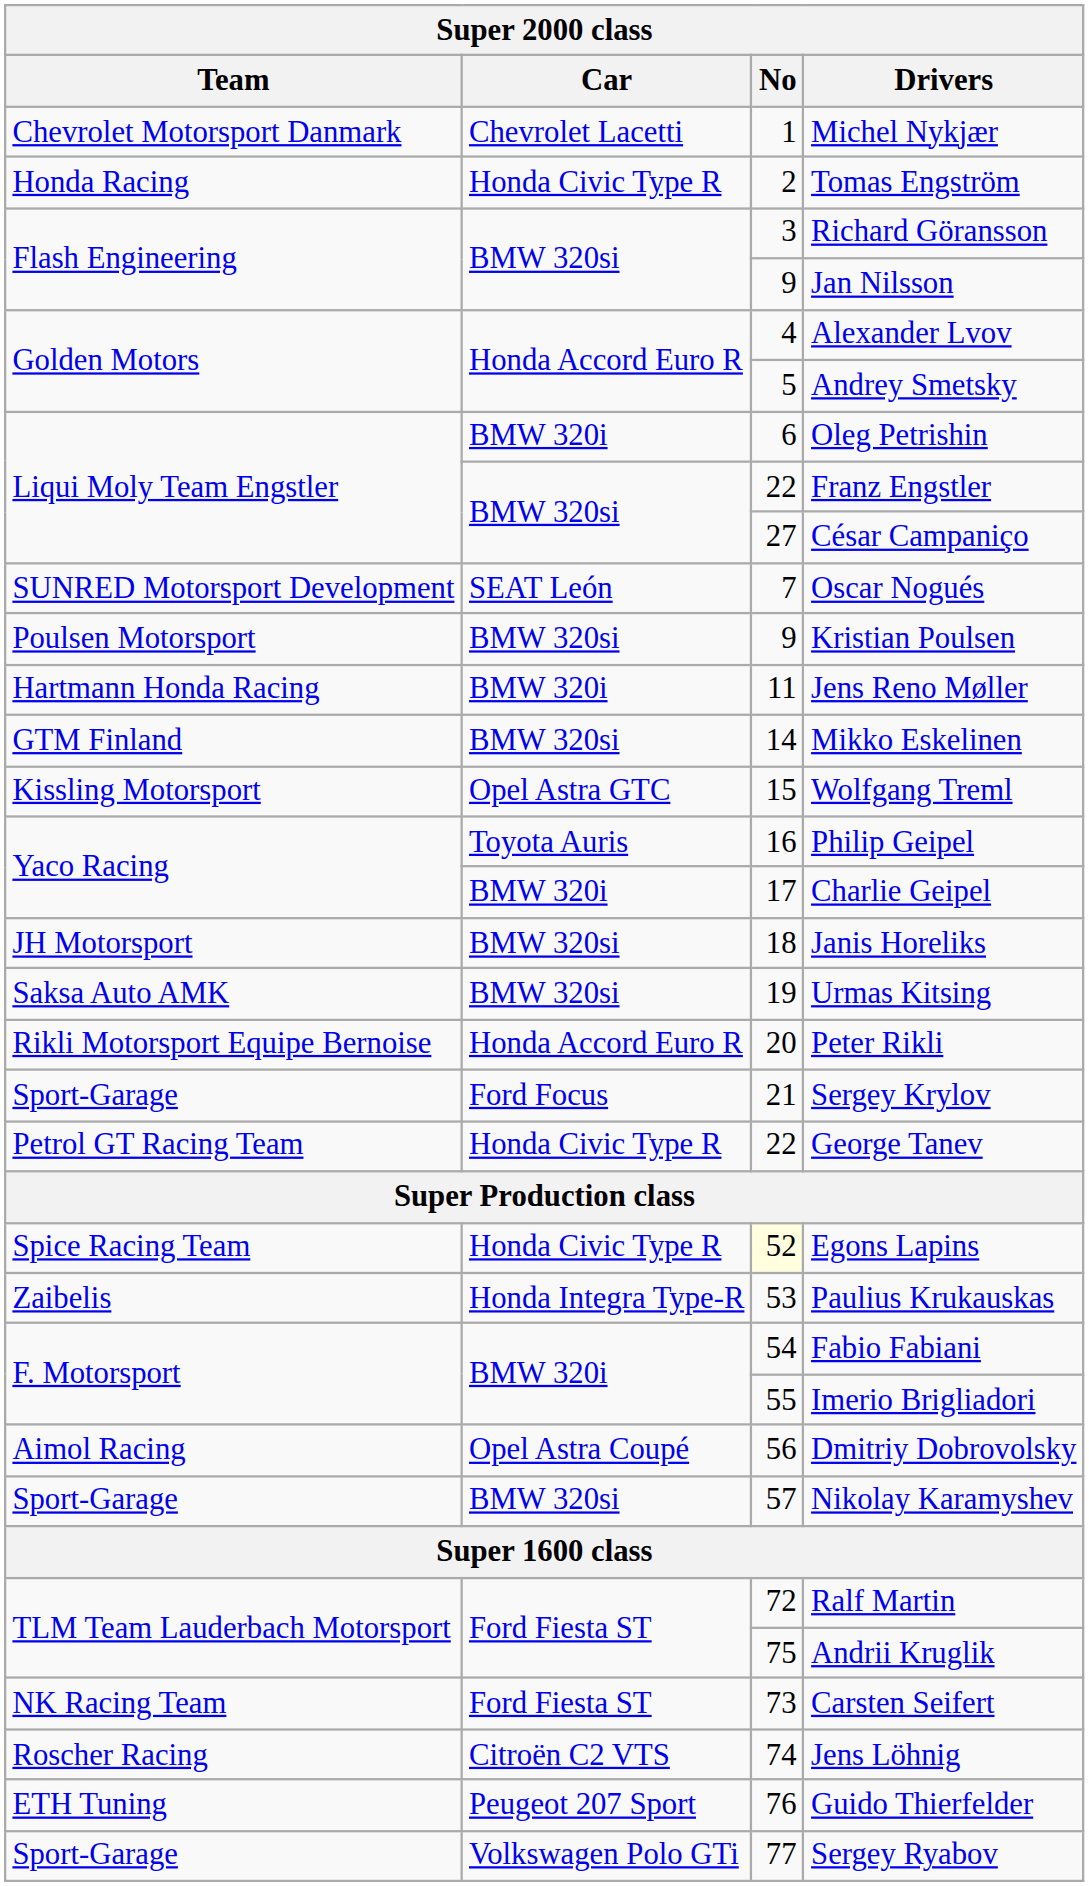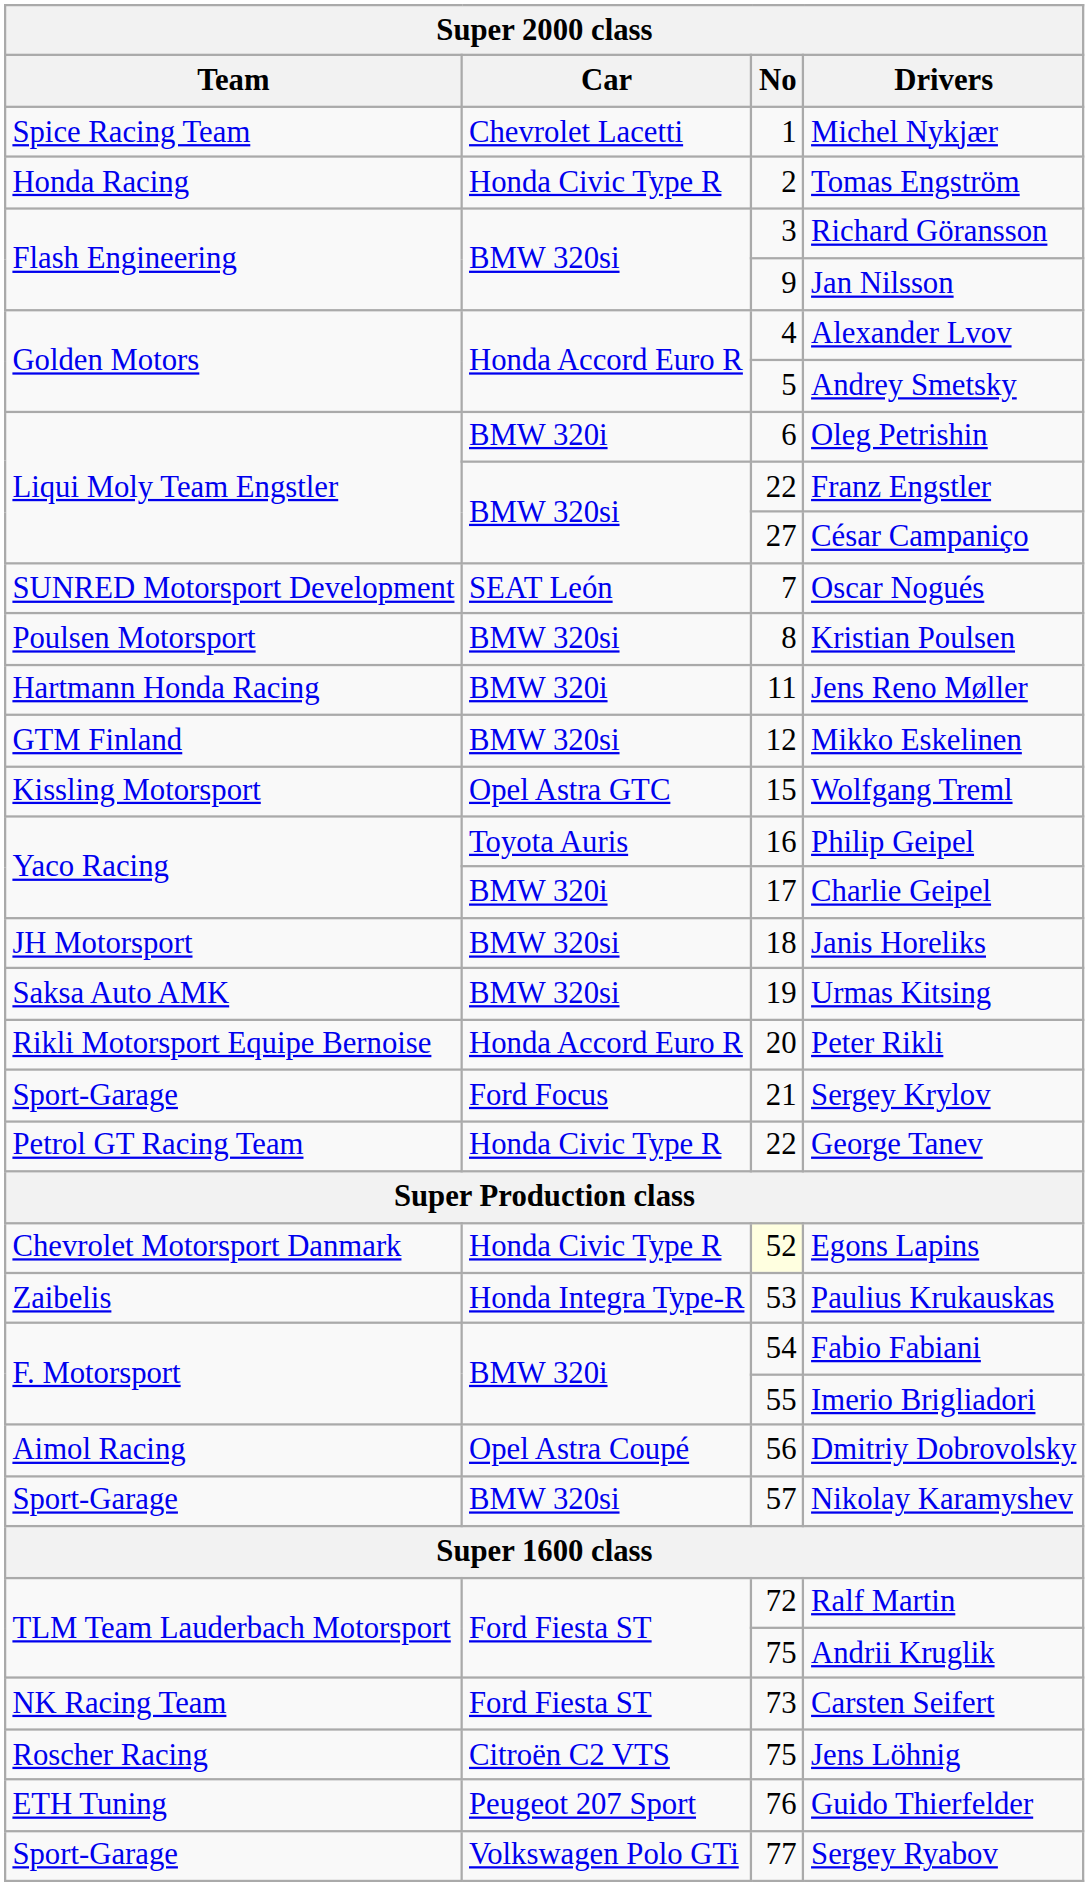(207, 130) Chevrolet Motorsport Danmark -> (131, 130) Spice Racing Team
(789, 637) 9 -> (789, 637) 8
(781, 739) 14 -> (781, 739) 12
(131, 1246) Spice Racing Team -> (207, 1246) Chevrolet Motorsport Danmark
(781, 1753) 74 -> (781, 1753) 75
